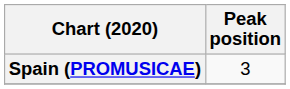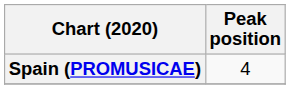(245, 68) 3 -> (245, 68) 4
